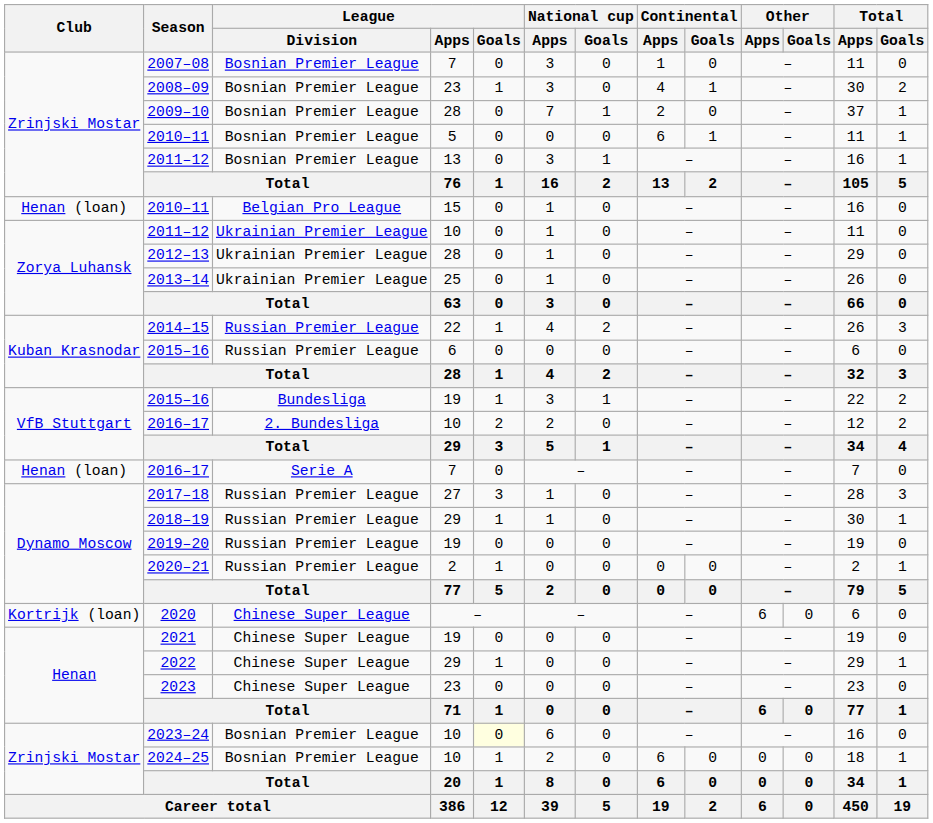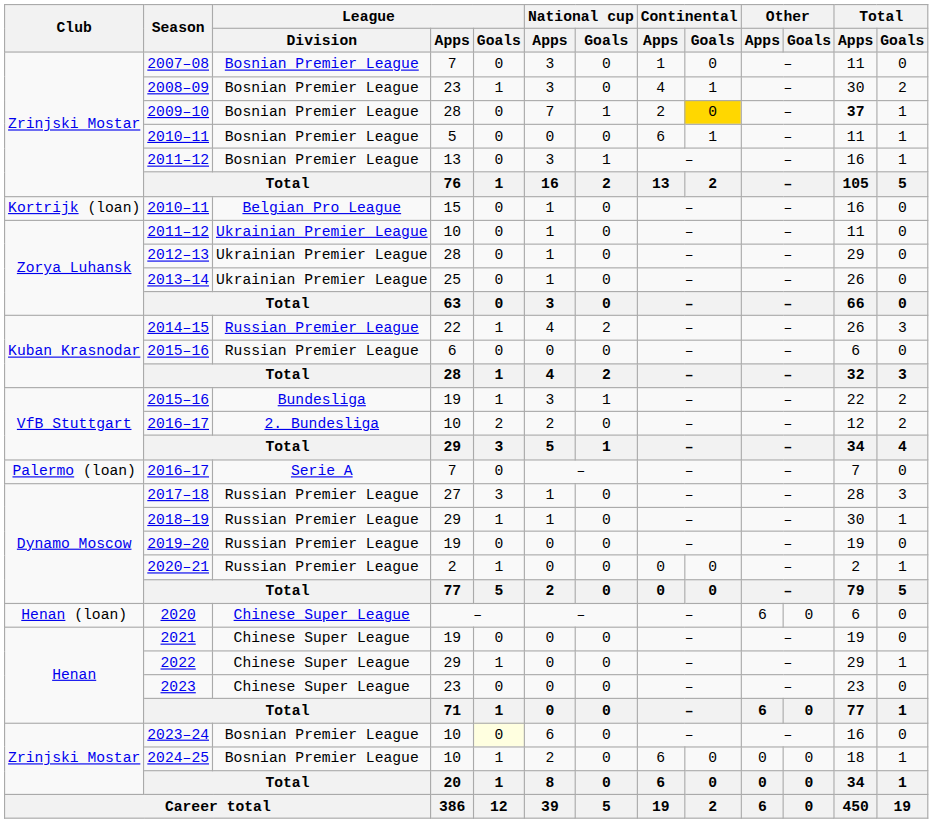(713, 112) no background -> (713, 112) gold background
(856, 112) normal -> (856, 112) bold
(74, 208) Henan (loan) -> (74, 208) Kortrijk (loan)
(74, 471) Henan (loan) -> (74, 471) Palermo (loan)
(74, 615) Kortrijk (loan) -> (74, 615) Henan (loan)
